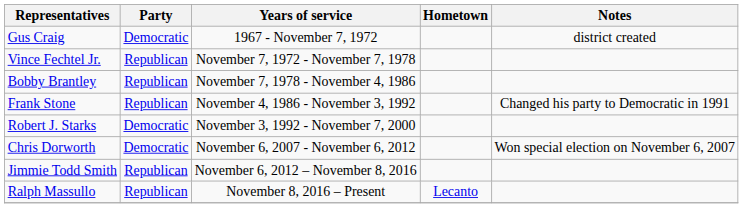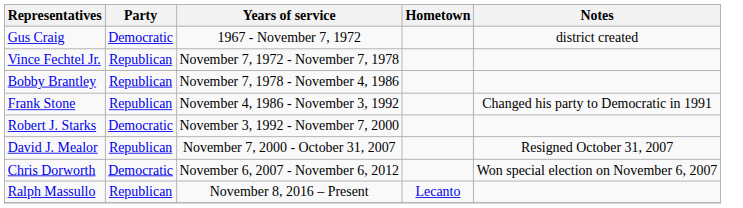+ row: (53, 147)
- row: (62, 170)
